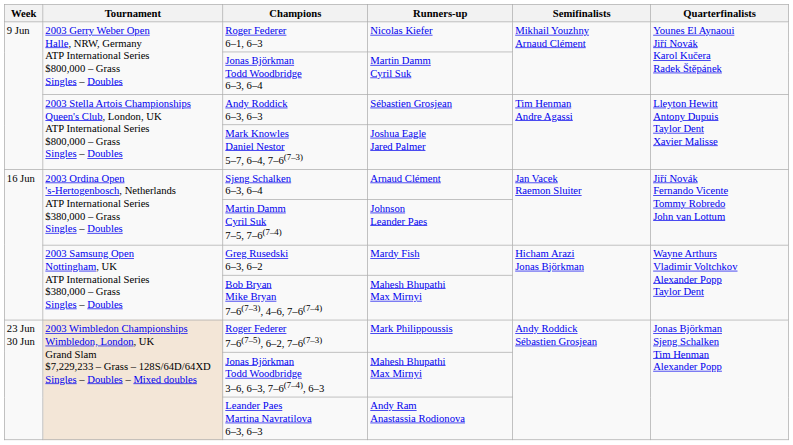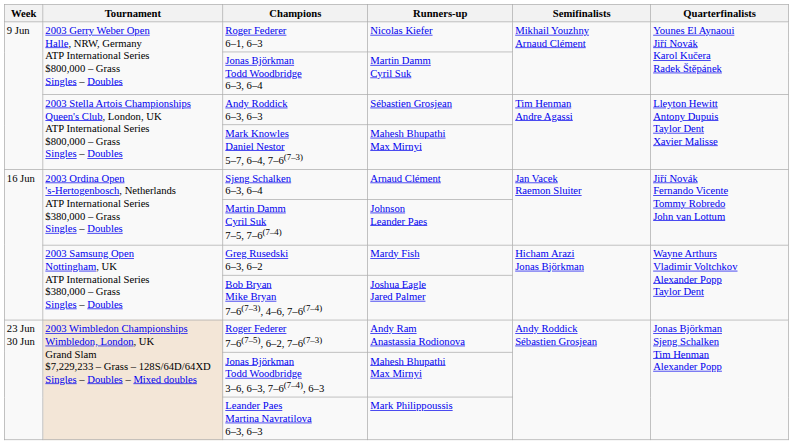(398, 140) Joshua Eagle Jared Palmer -> (408, 140) Mahesh Bhupathi Max Mirnyi
(408, 290) Mahesh Bhupathi Max Mirnyi -> (398, 290) Joshua Eagle Jared Palmer
(411, 328) Mark Philippoussis -> (418, 335) Andy Ram Anastassia Rodionova
(418, 412) Andy Ram Anastassia Rodionova -> (411, 406) Mark Philippoussis
